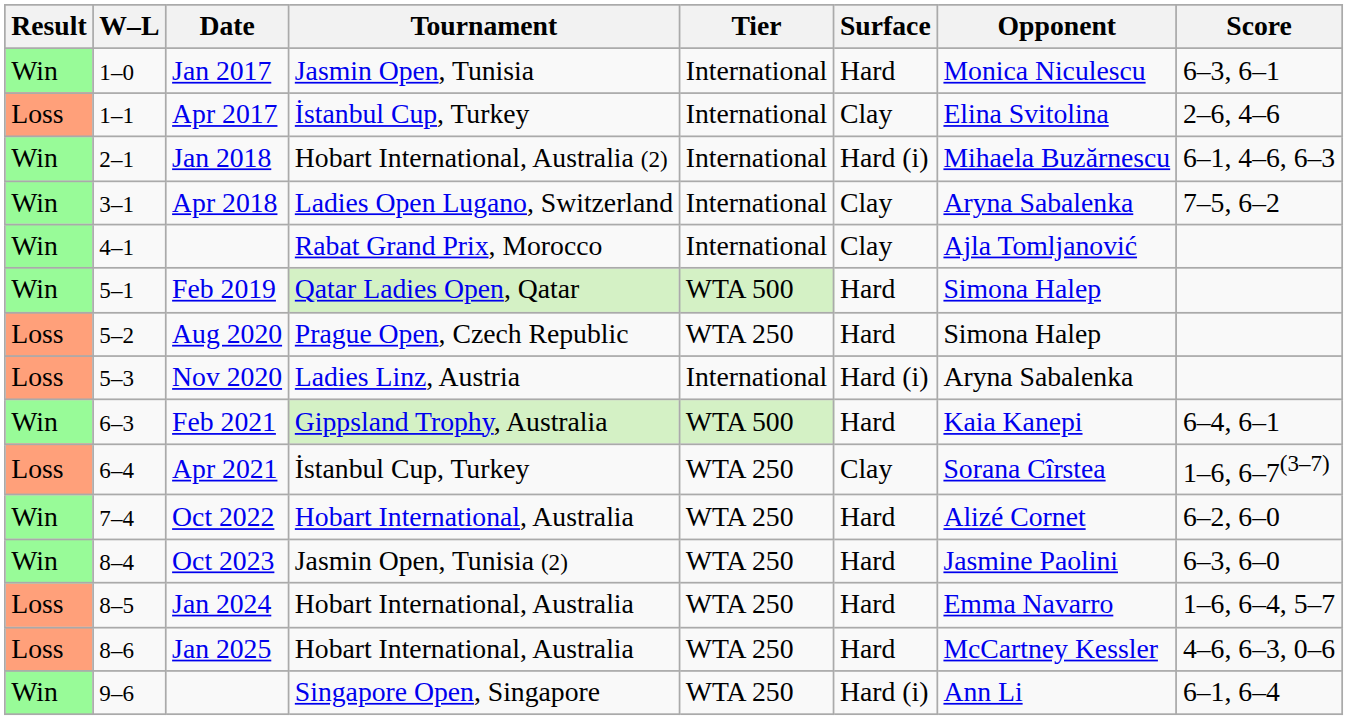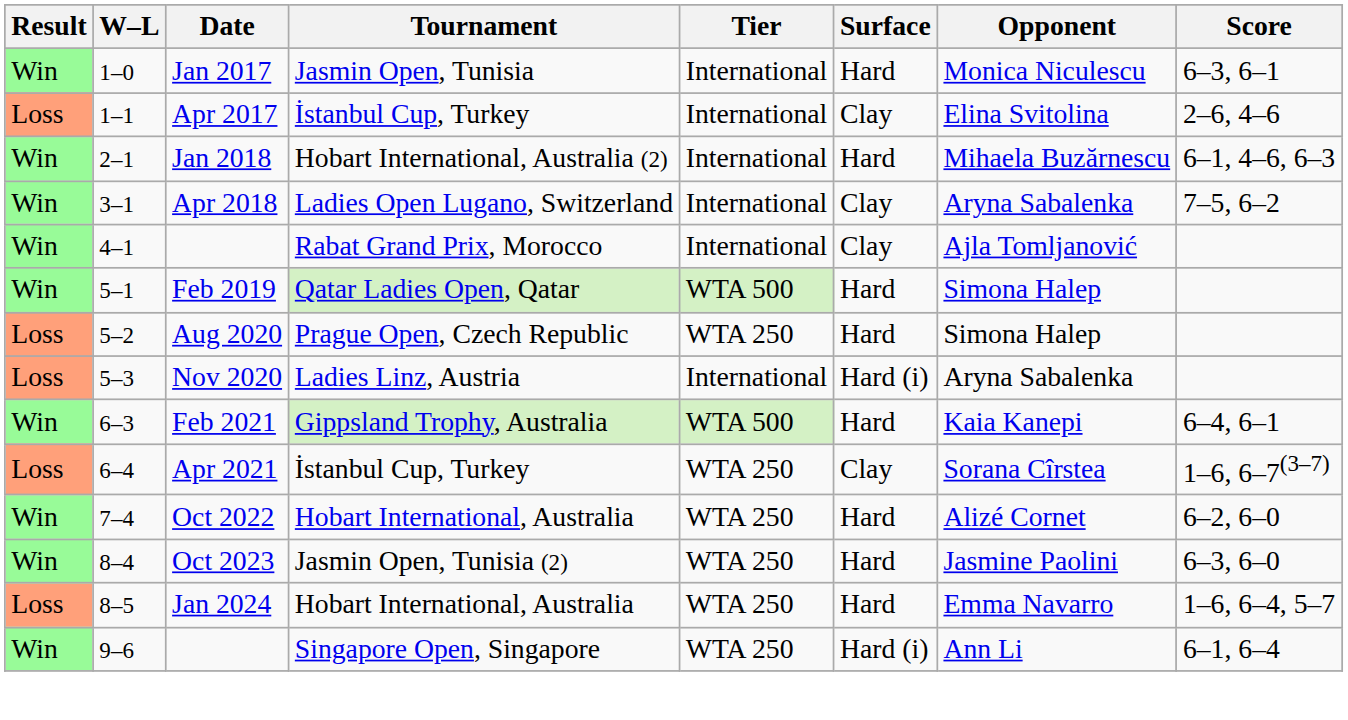(884, 158) Hard (i) -> (868, 158) Hard
- row: (117, 650)
